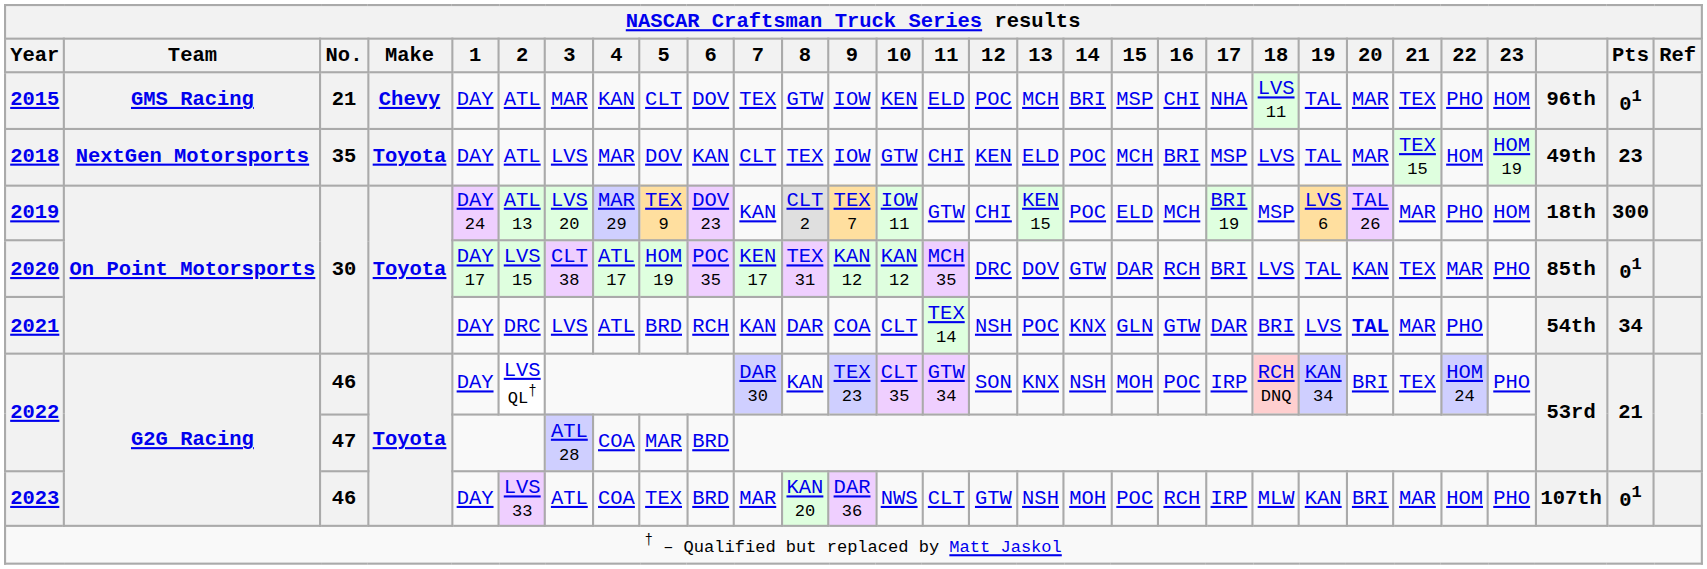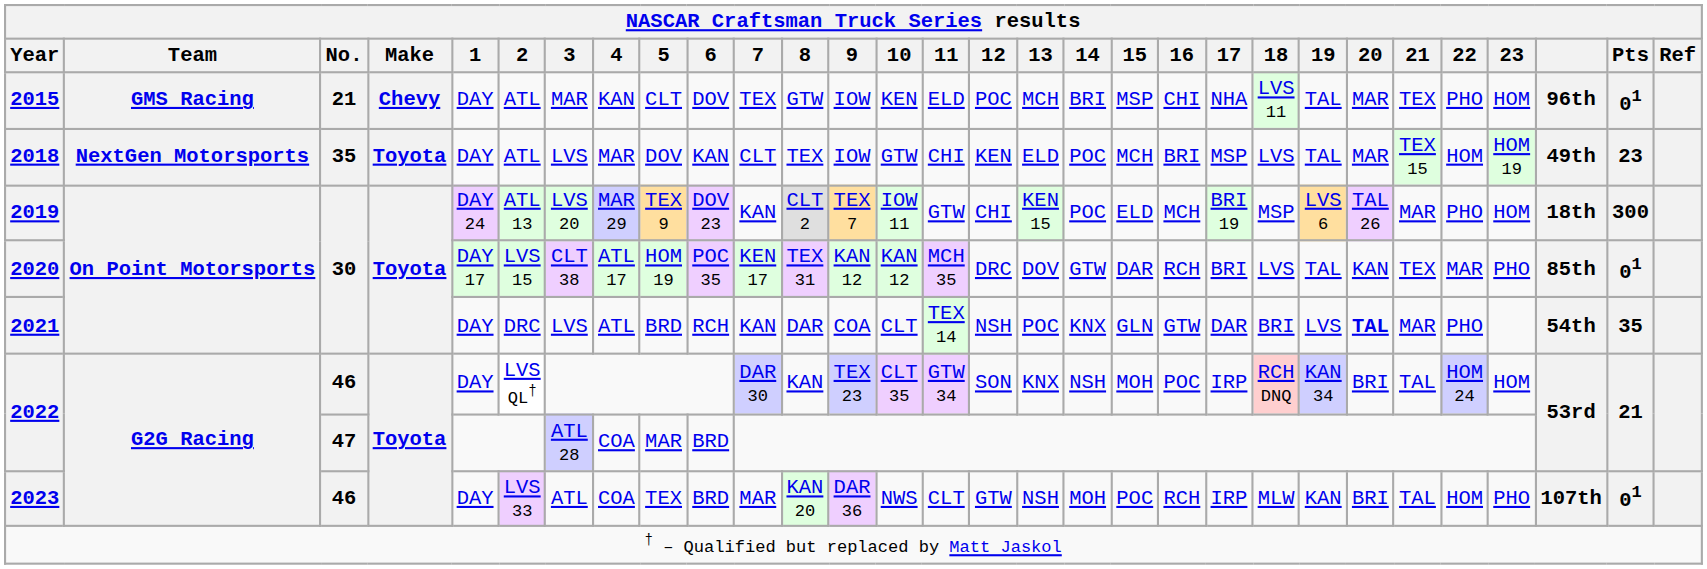(1630, 325) 34 -> (1630, 325) 35
(1417, 384) TEX -> (1417, 384) TAL
(1512, 384) PHO -> (1512, 384) HOM
(1417, 498) MAR -> (1417, 498) TAL
